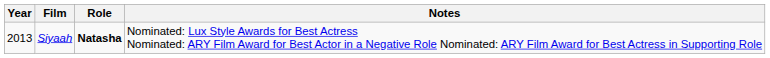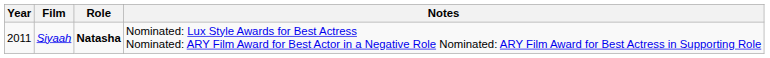(20, 37) 2013 -> (19, 37) 2011
